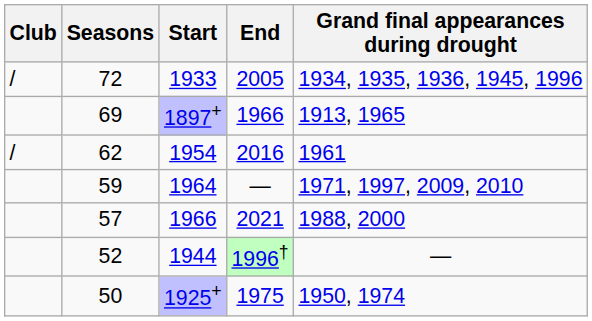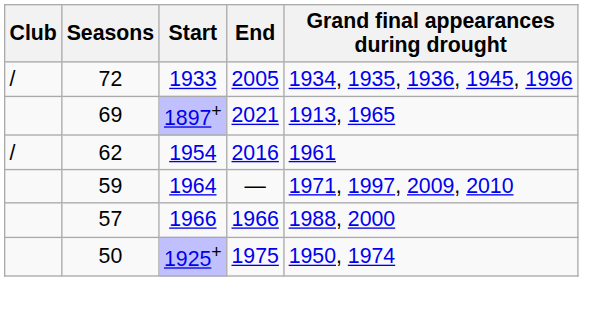(260, 115) 1966 -> (255, 115) 2021
(260, 219) 2021 -> (255, 219) 1966
- row: (110, 256)
